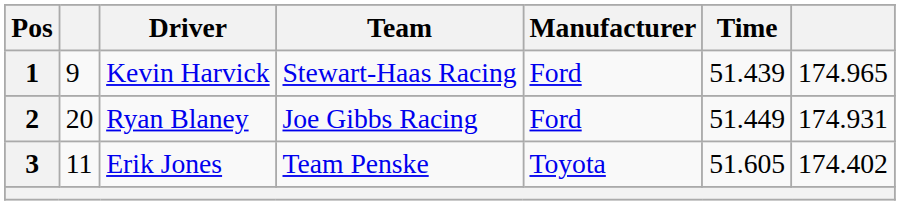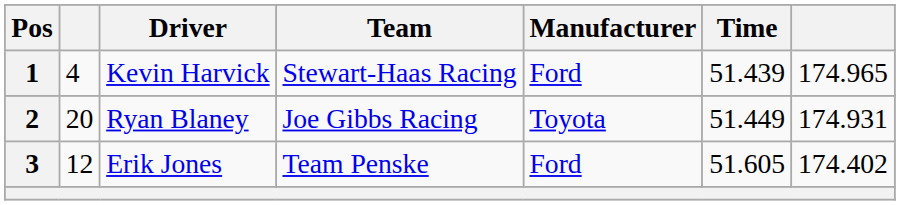(73, 73) 9 -> (73, 73) 4
(556, 118) Ford -> (568, 118) Toyota
(79, 164) 11 -> (79, 164) 12
(568, 164) Toyota -> (556, 164) Ford
